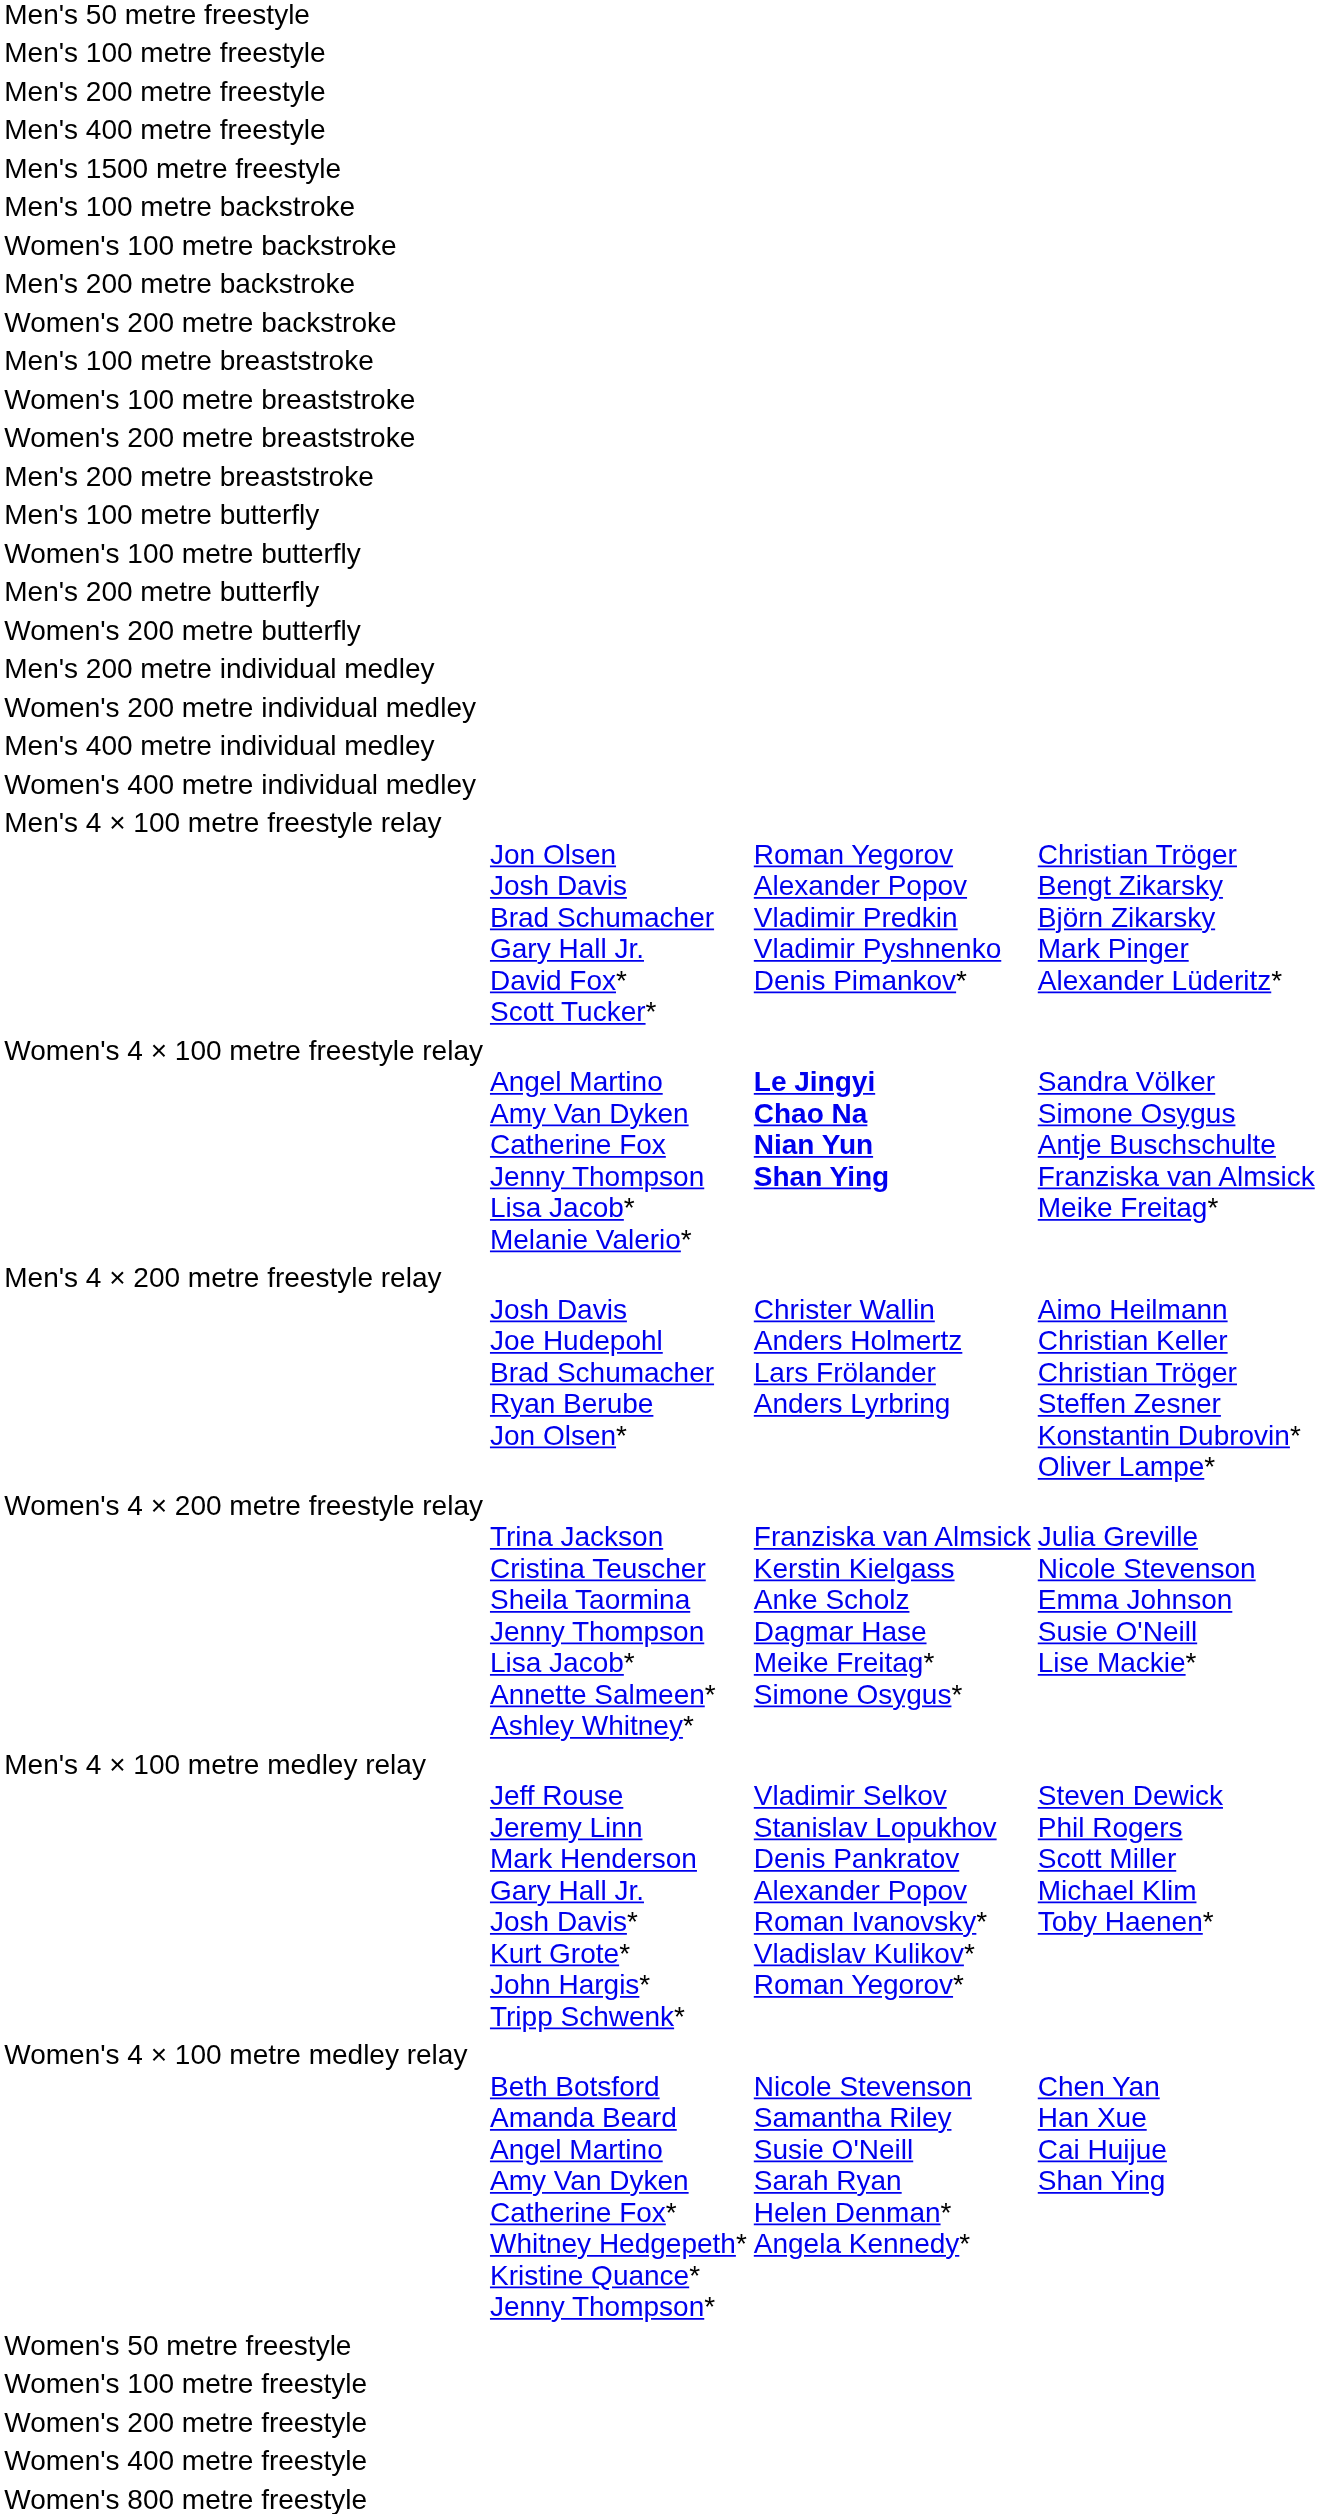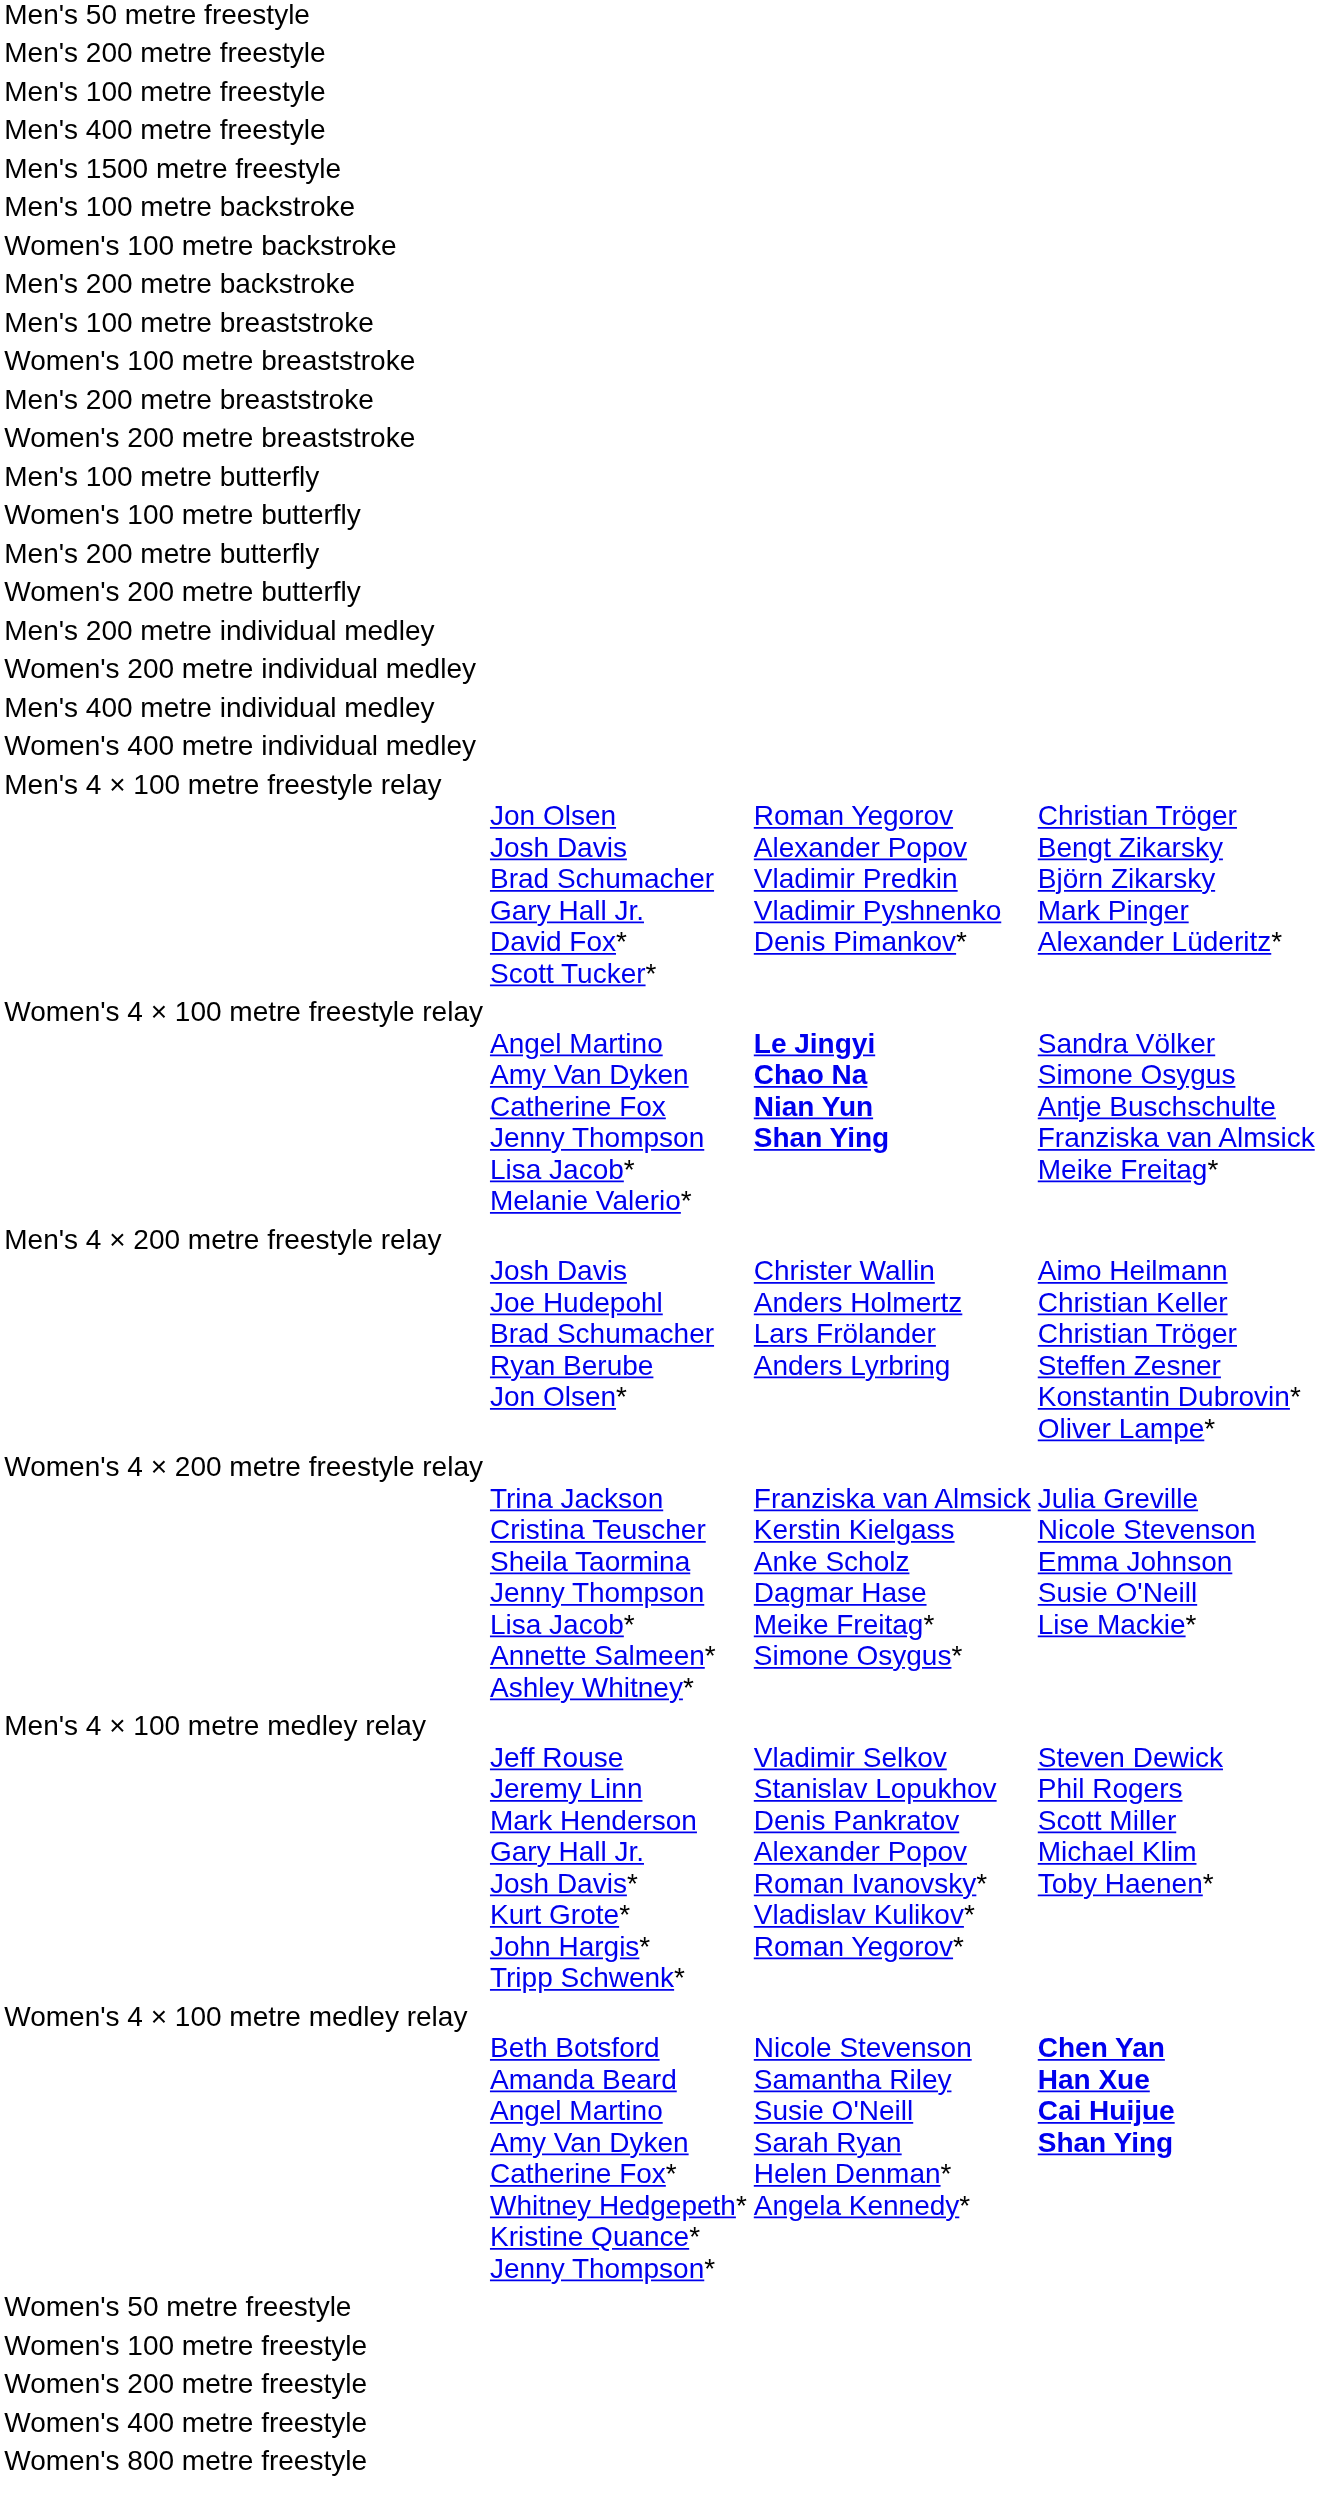rows swapped: (165, 53) <-> (165, 91)
- row: (200, 322)
rows swapped: (189, 476) <-> (210, 438)
(1102, 2133) normal -> (1106, 2095) bold
